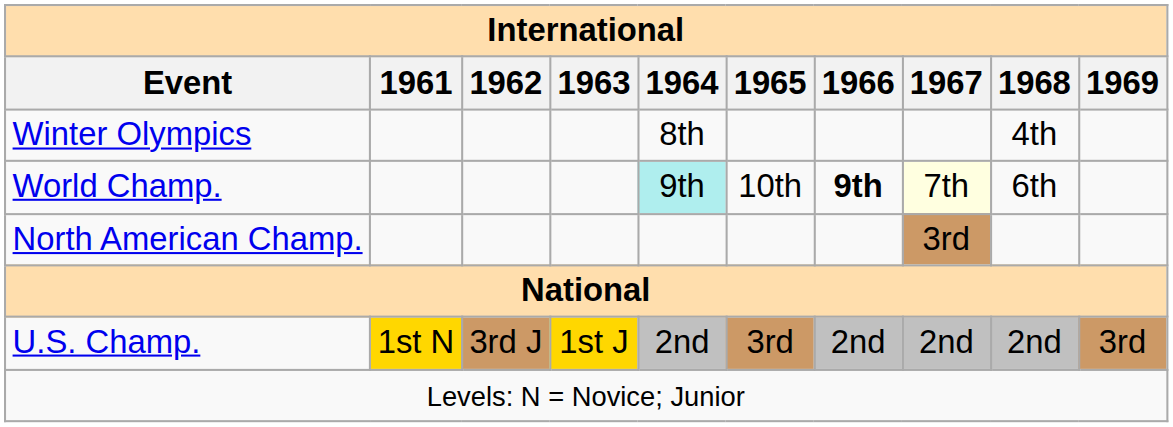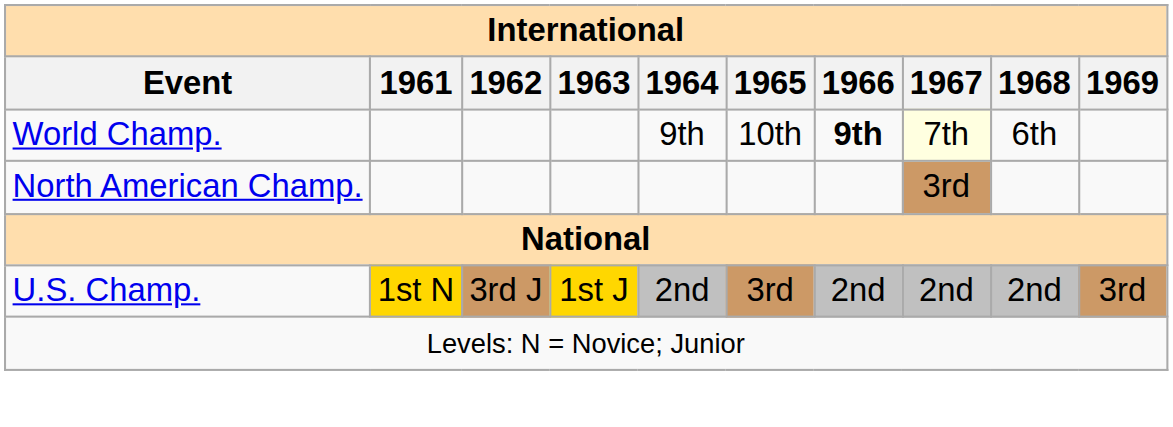- row: (132, 134)
(682, 186) paleturquoise background -> (682, 134) no background
